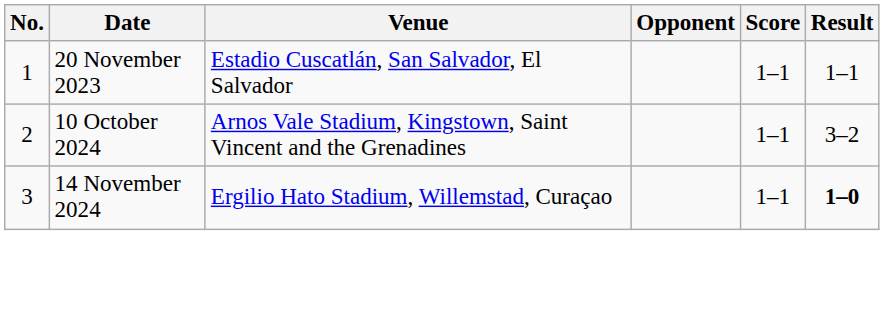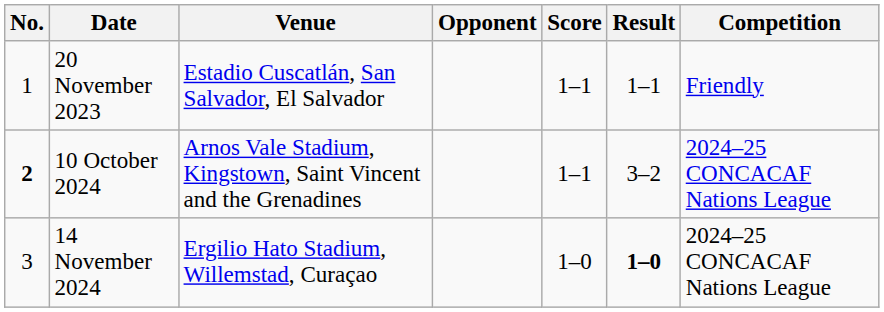+ column: (780, 22)
(27, 134) normal -> (27, 173) bold
(773, 197) 1–1 -> (574, 261) 1–0
